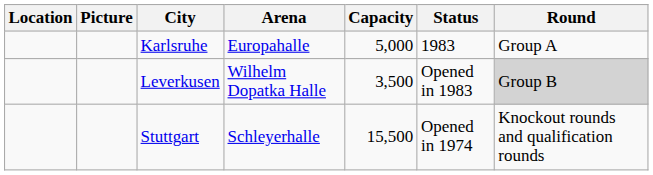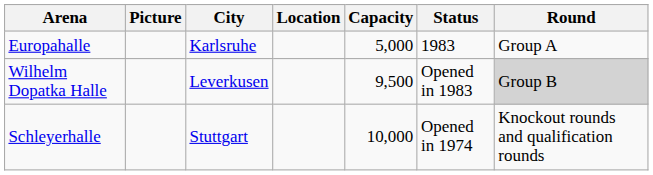columns swapped: (40, 17) <-> (284, 17)
(394, 81) 3,500 -> (394, 81) 9,500
(390, 136) 15,500 -> (390, 136) 10,000
